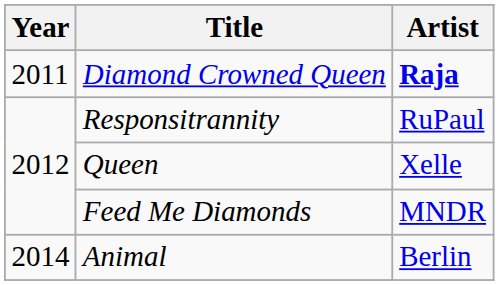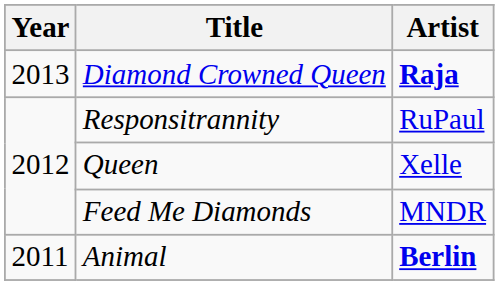(40, 73) 2011 -> (41, 73) 2013
(41, 257) 2014 -> (40, 257) 2011
(435, 257) normal -> (438, 257) bold
